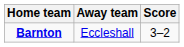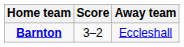columns swapped: (160, 13) <-> (107, 13)
